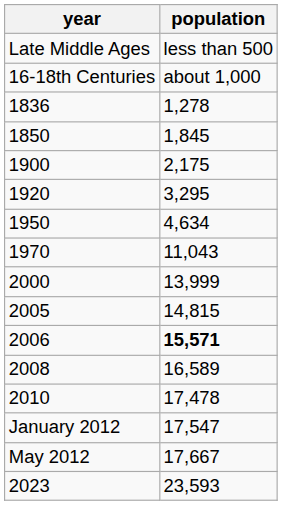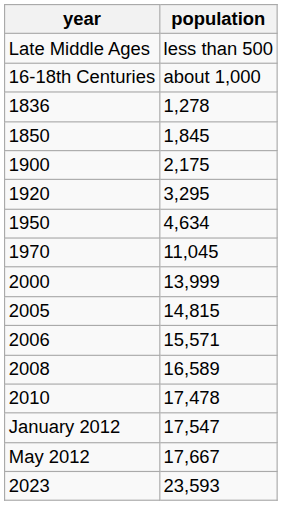(191, 252) 11,043 -> (191, 252) 11,045
(192, 340) bold -> (192, 340) normal
